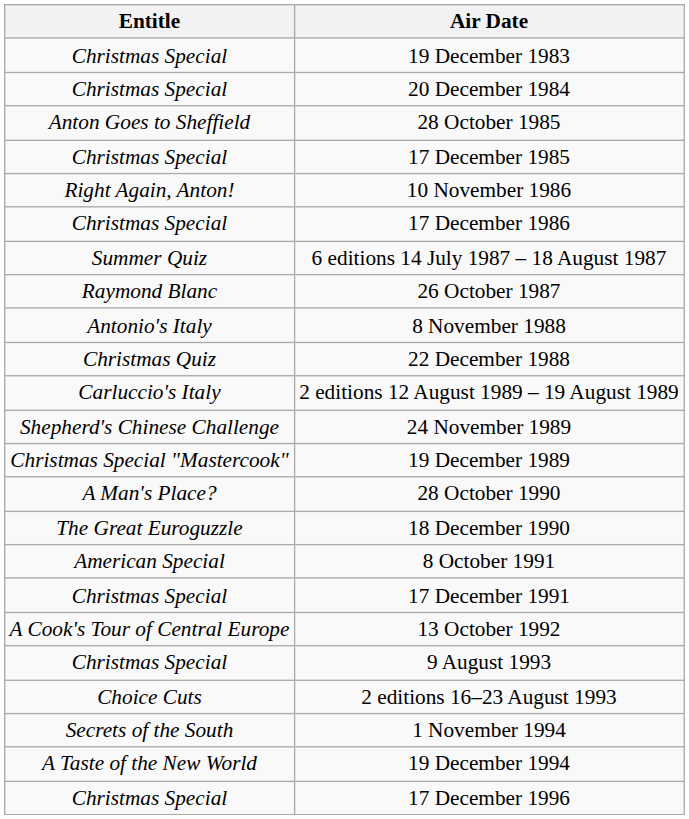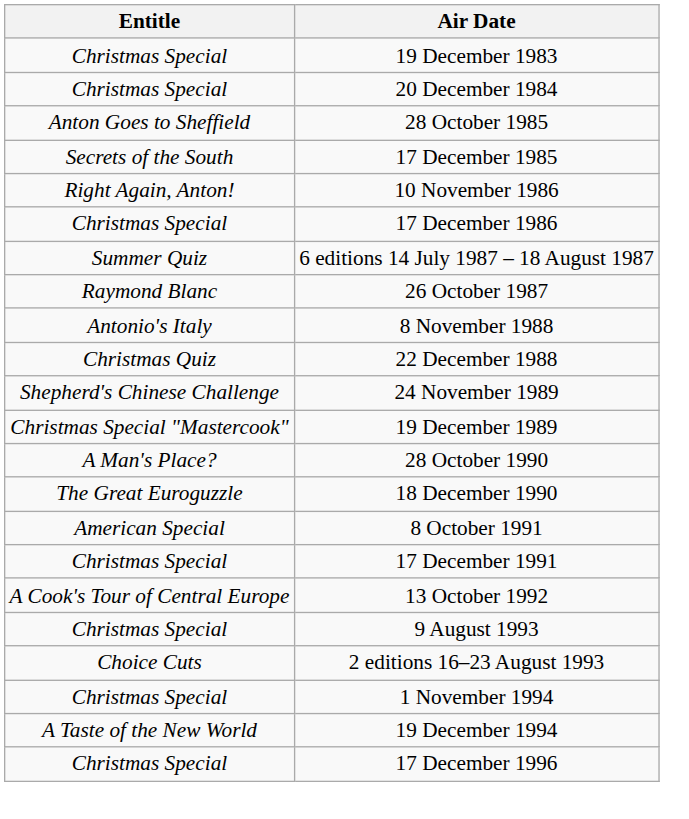(149, 156) Christmas Special -> (149, 156) Secrets of the South
- row: (489, 392)
(149, 730) Secrets of the South -> (149, 696) Christmas Special
